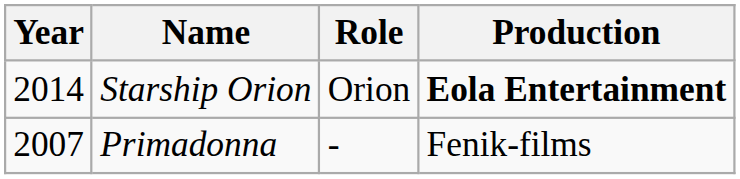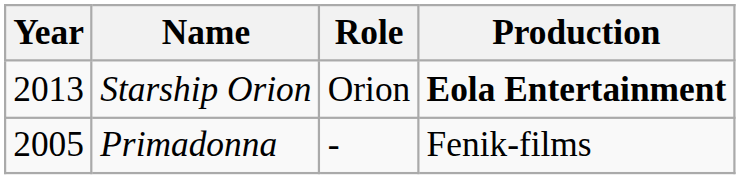(49, 88) 2014 -> (49, 88) 2013
(49, 144) 2007 -> (49, 144) 2005
